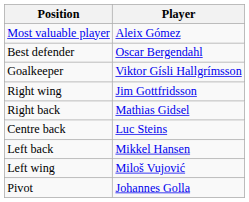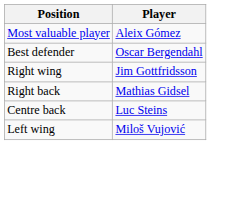- row: (35, 71)
- row: (30, 149)
- row: (20, 187)
